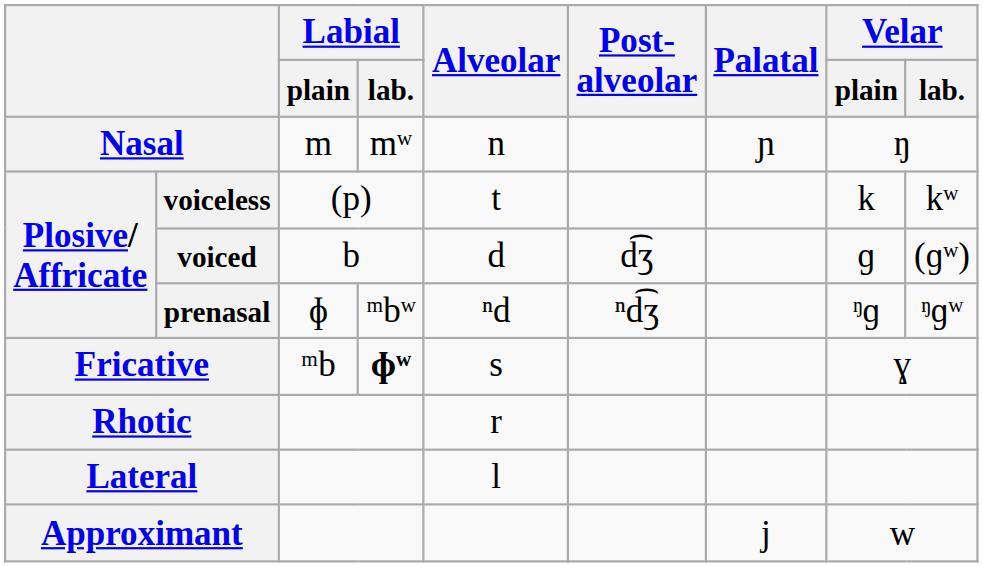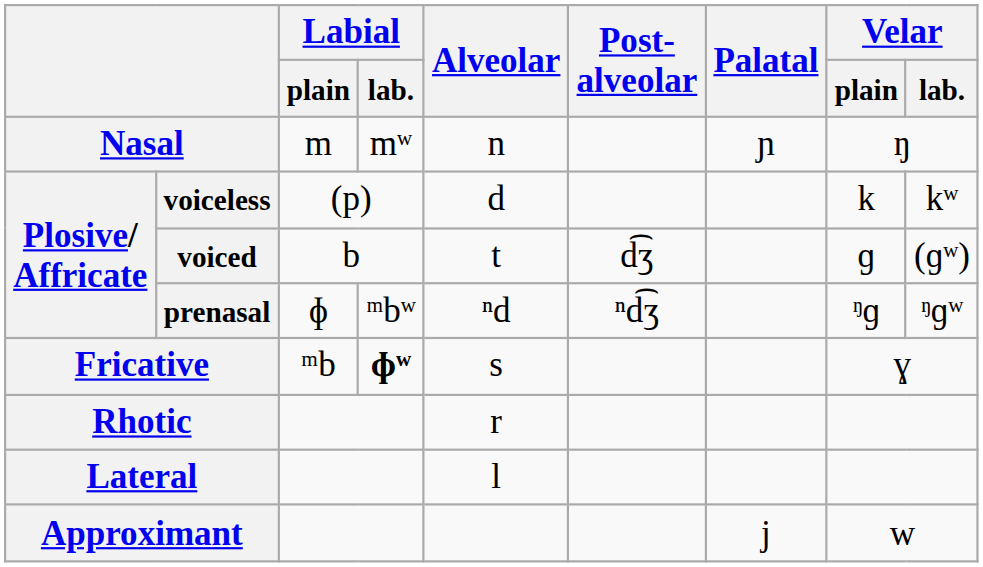(496, 198) t -> (496, 198) d
(496, 254) d -> (496, 254) t
